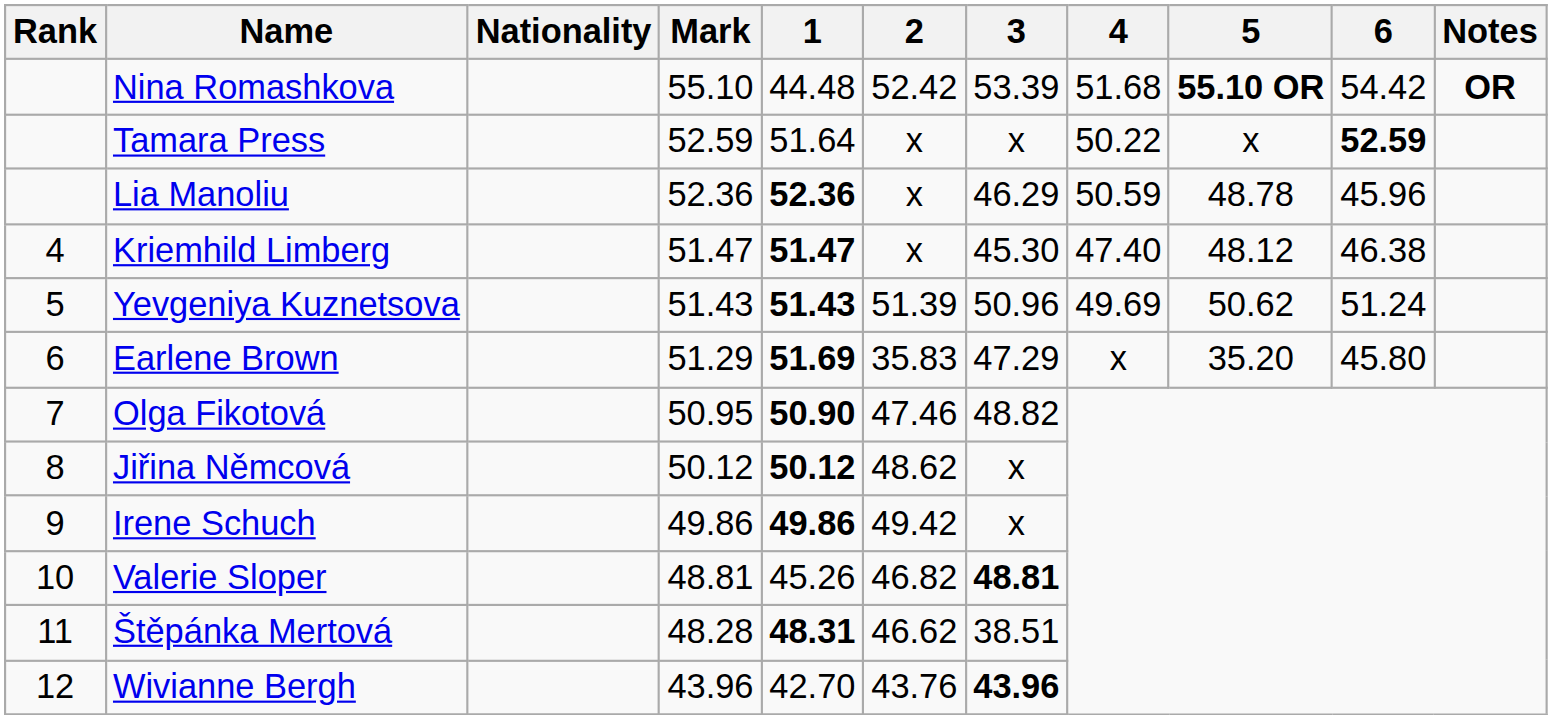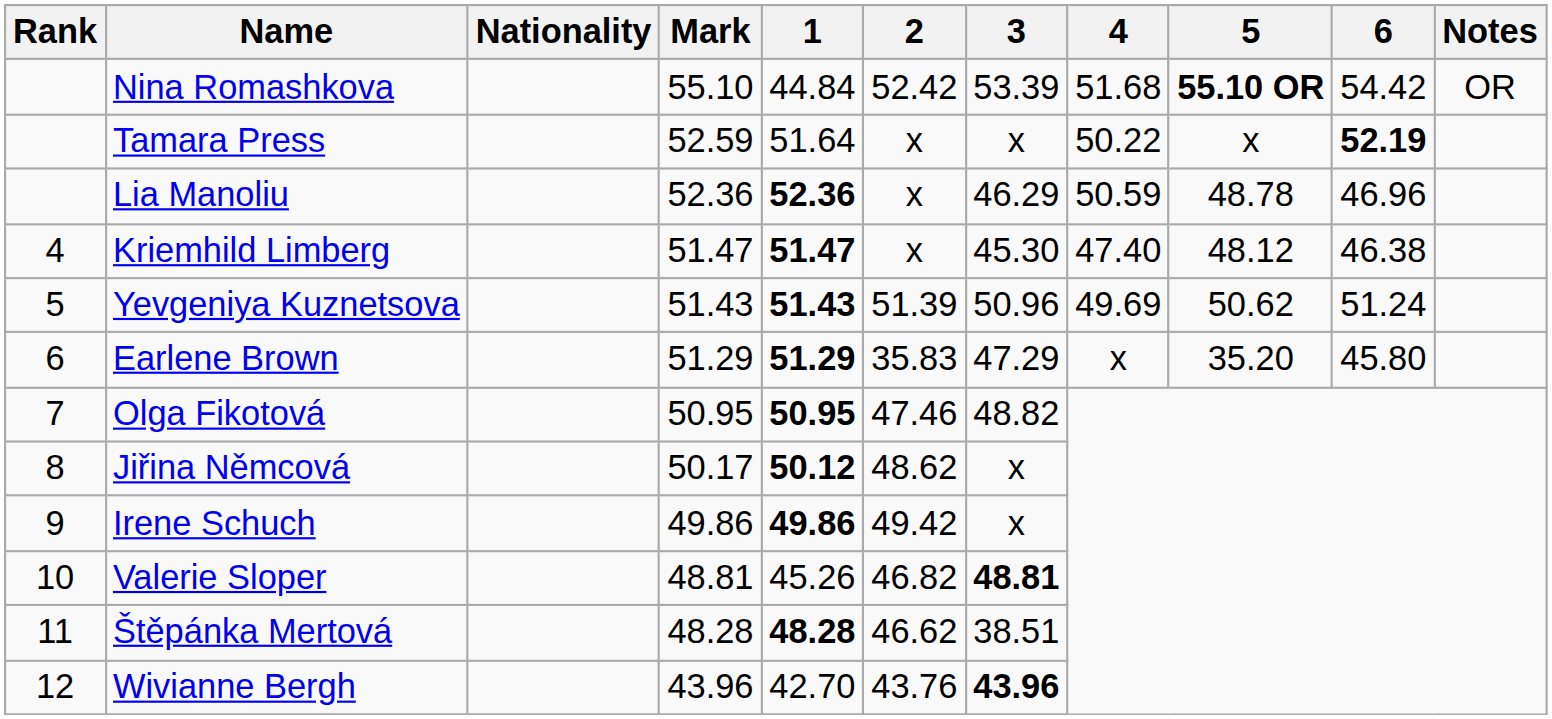(812, 86) 44.48 -> (812, 86) 44.84
(1490, 86) bold -> (1490, 86) normal
(1383, 140) 52.59 -> (1383, 140) 52.19
(1383, 195) 45.96 -> (1383, 195) 46.96
(812, 359) 51.69 -> (812, 359) 51.29
(812, 413) 50.90 -> (812, 413) 50.95
(710, 468) 50.12 -> (710, 468) 50.17
(812, 631) 48.31 -> (812, 631) 48.28
